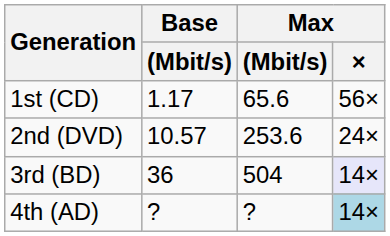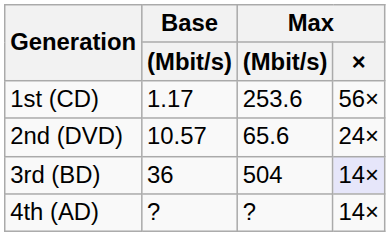(266, 99) 65.6 -> (273, 99) 253.6
(273, 136) 253.6 -> (266, 136) 65.6
(359, 212) lightblue background -> (359, 212) no background
